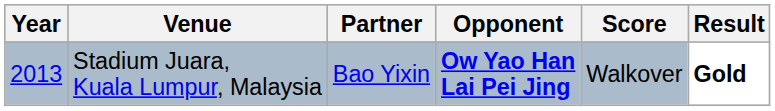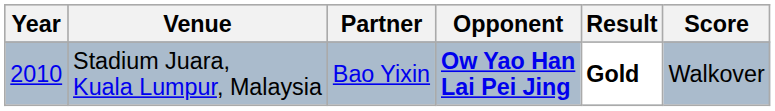columns swapped: (634, 24) <-> (729, 24)
(36, 73) 2013 -> (36, 73) 2010
